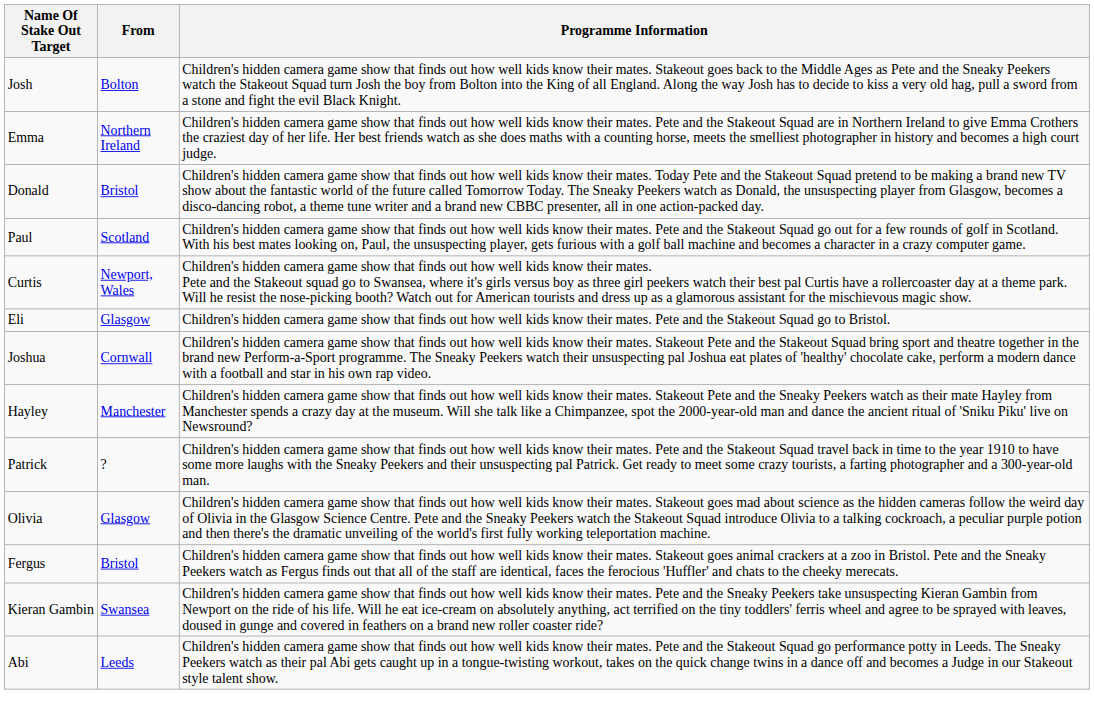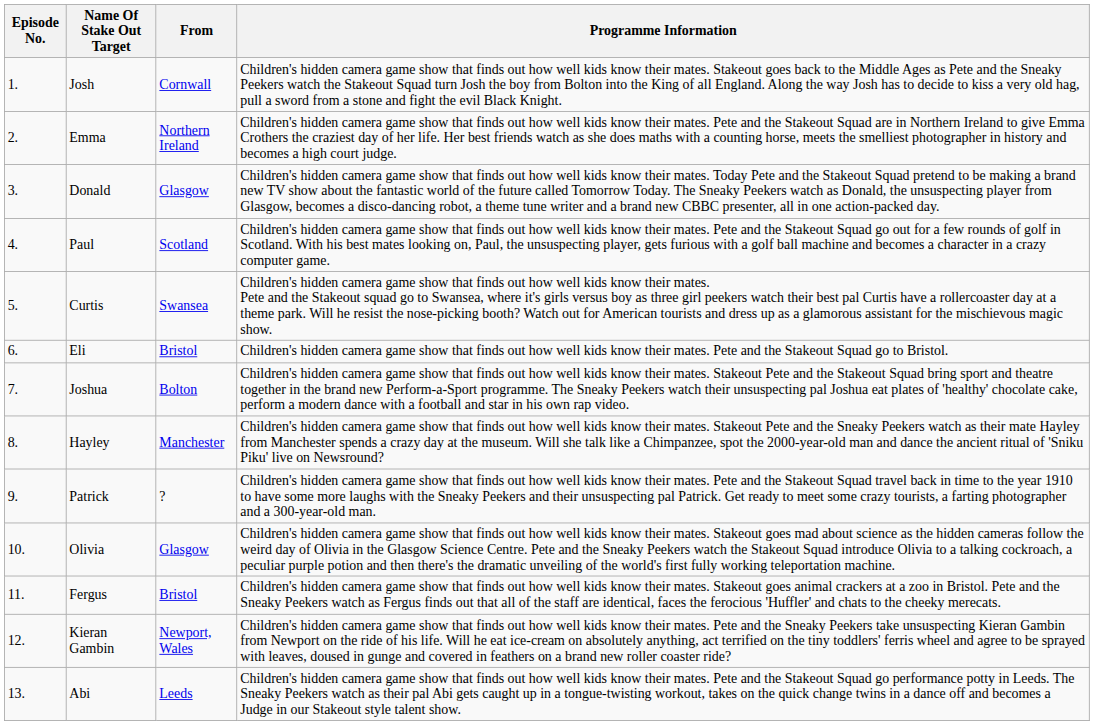+ column: (35, 31)
(120, 84) Bolton -> (185, 84) Cornwall
(120, 191) Bristol -> (184, 191) Glasgow
(127, 282) Newport, Wales -> (184, 306) Swansea
(125, 320) Glasgow -> (178, 351) Bristol
(126, 357) Cornwall -> (178, 389) Bolton
(125, 609) Swansea -> (185, 640) Newport, Wales
